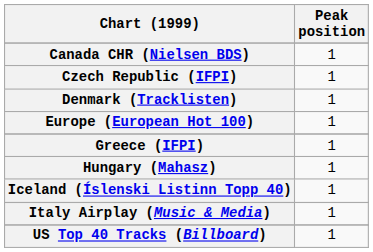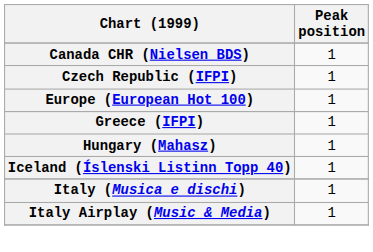- row: (150, 100)
+ row: (150, 191)
- row: (150, 236)
